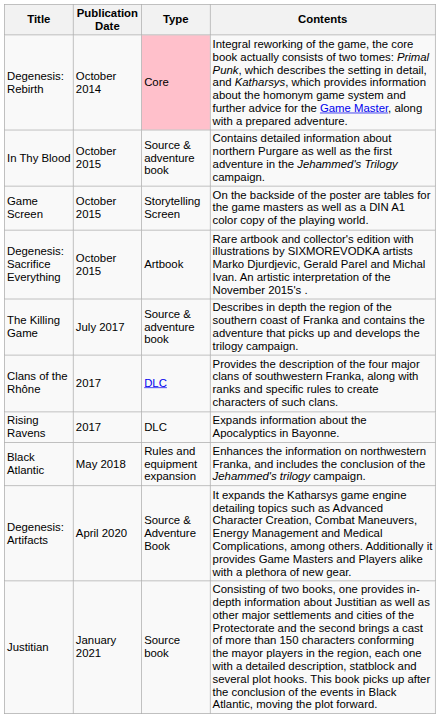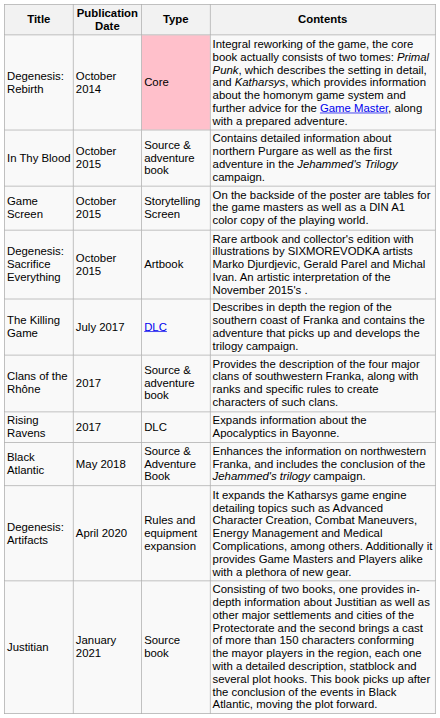(169, 327) Source & adventure book -> (156, 327) DLC
(156, 383) DLC -> (169, 383) Source & adventure book
(171, 464) Rules and equipment expansion -> (170, 464) Source & Adventure Book
(170, 533) Source & Adventure Book -> (171, 533) Rules and equipment expansion
